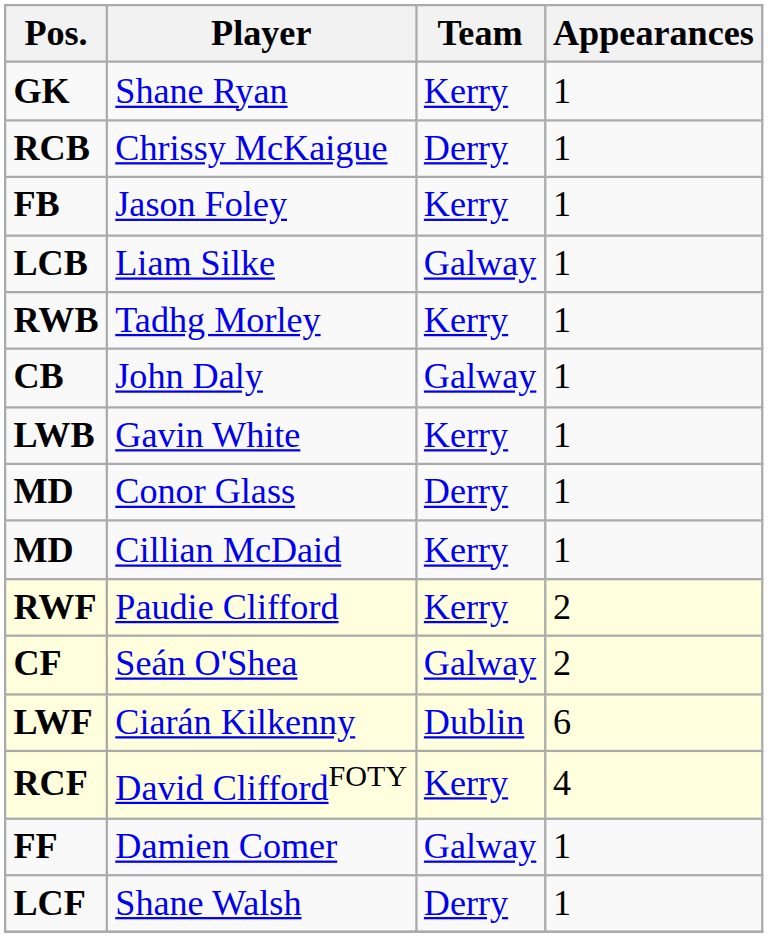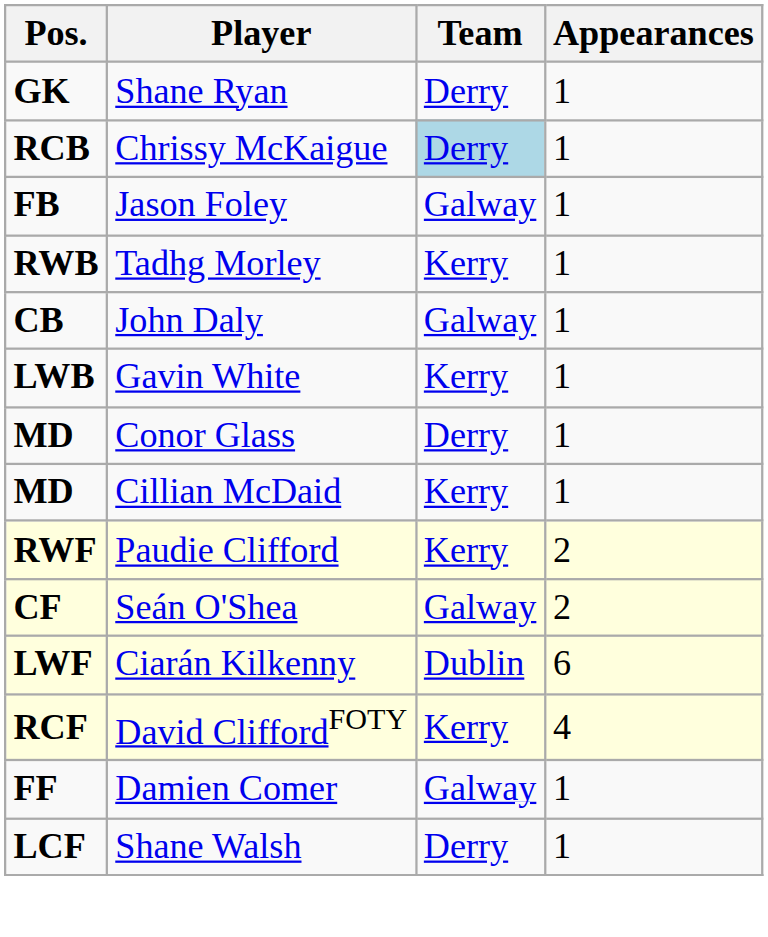(466, 90) Kerry -> (466, 90) Derry
(466, 147) no background -> (466, 147) lightblue background
(466, 205) Kerry -> (480, 205) Galway
- row: (195, 262)
